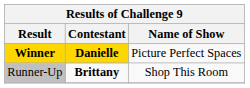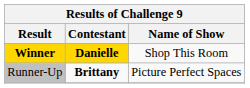(186, 53) Picture Perfect Spaces -> (186, 53) Shop This Room
(186, 72) Shop This Room -> (186, 72) Picture Perfect Spaces
